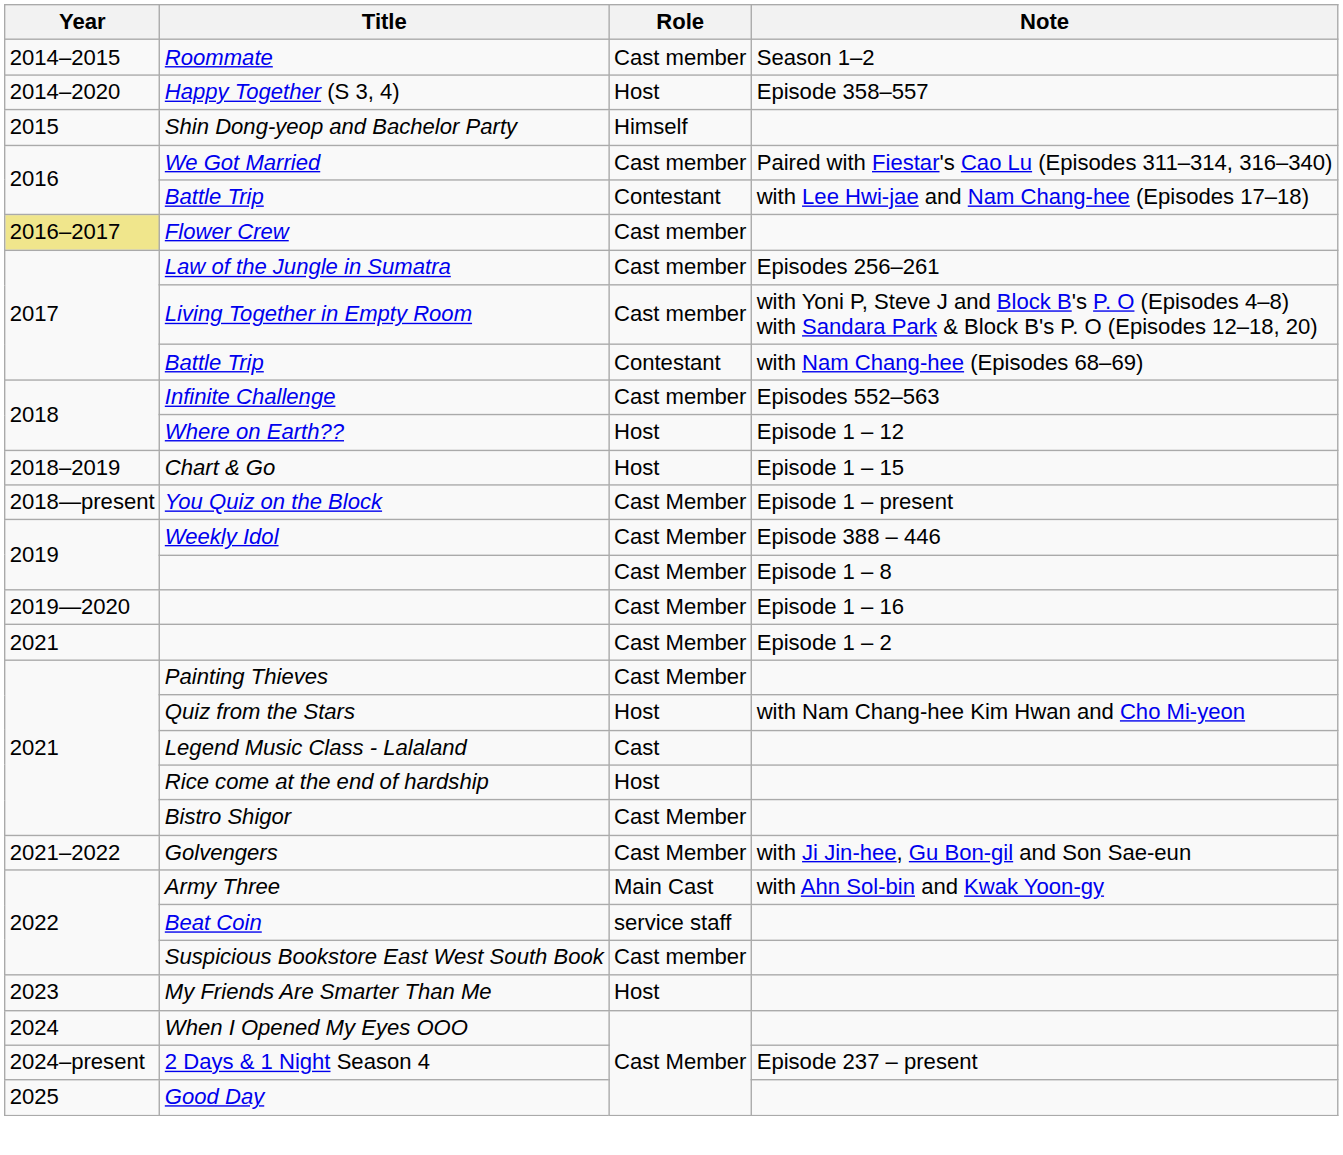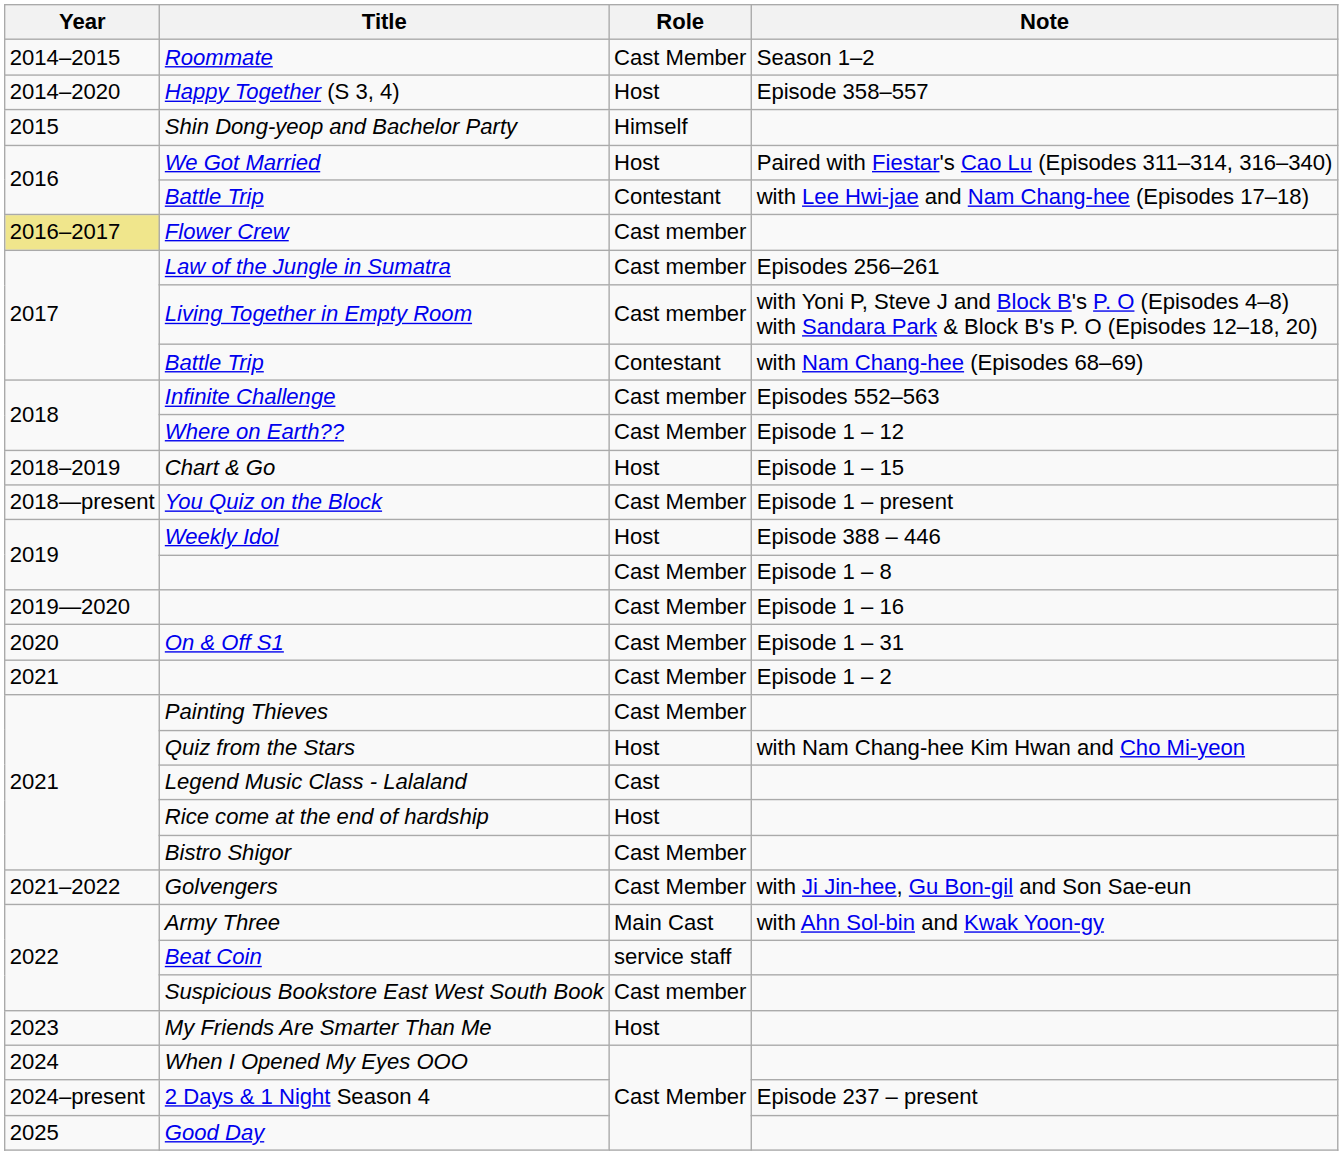(680, 57) Cast member -> (680, 57) Cast Member
(680, 162) Cast member -> (637, 162) Host
(637, 432) Host -> (680, 432) Cast Member
(680, 537) Cast Member -> (637, 537) Host
+ row: (224, 642)
